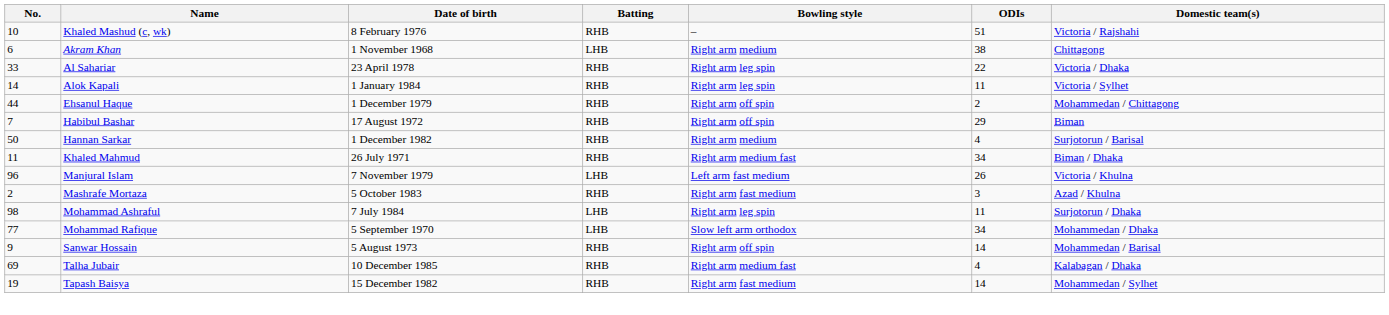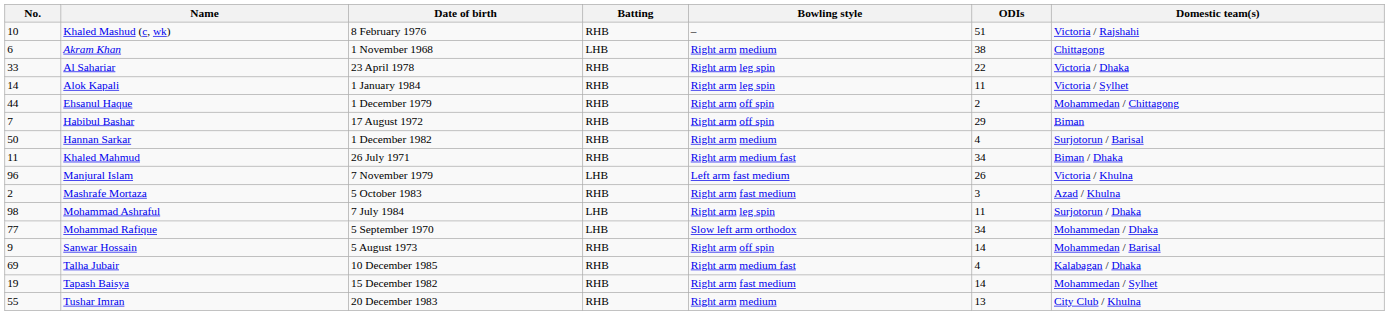+ row: (94, 301)
